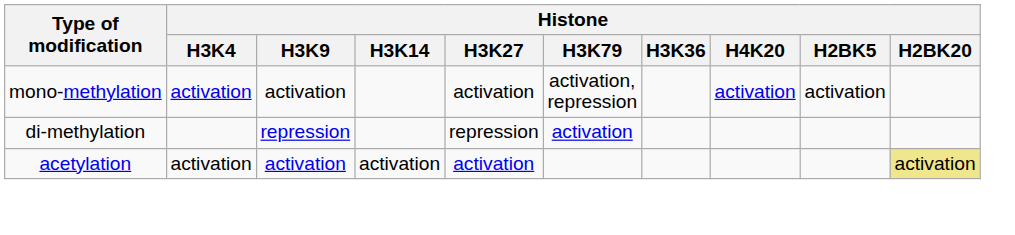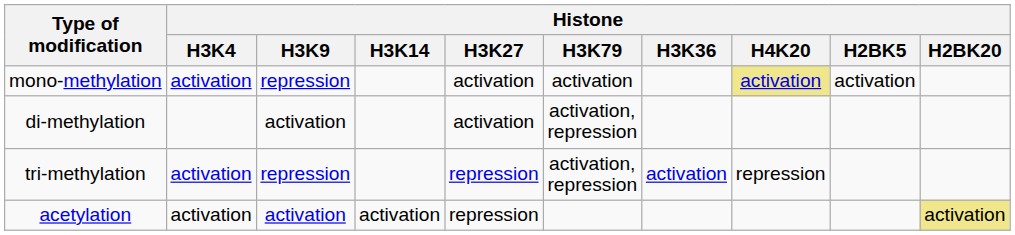(305, 91) activation -> (305, 80) repression
(592, 91) activation, repression -> (592, 80) activation
(755, 91) no background -> (781, 80) khaki background
(305, 132) repression -> (305, 121) activation
(494, 132) repression -> (494, 121) activation
(592, 132) activation -> (592, 121) activation, repression
+ row: (85, 173)
(494, 163) activation -> (494, 215) repression
